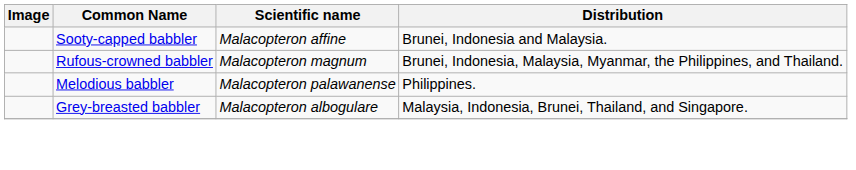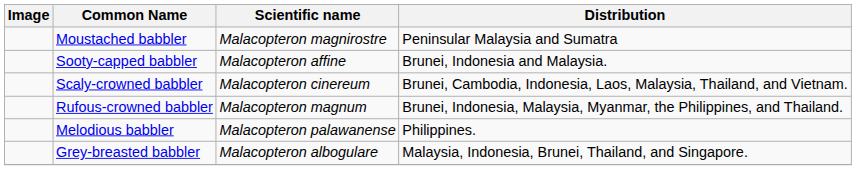+ row: (121, 38)
+ row: (129, 84)
